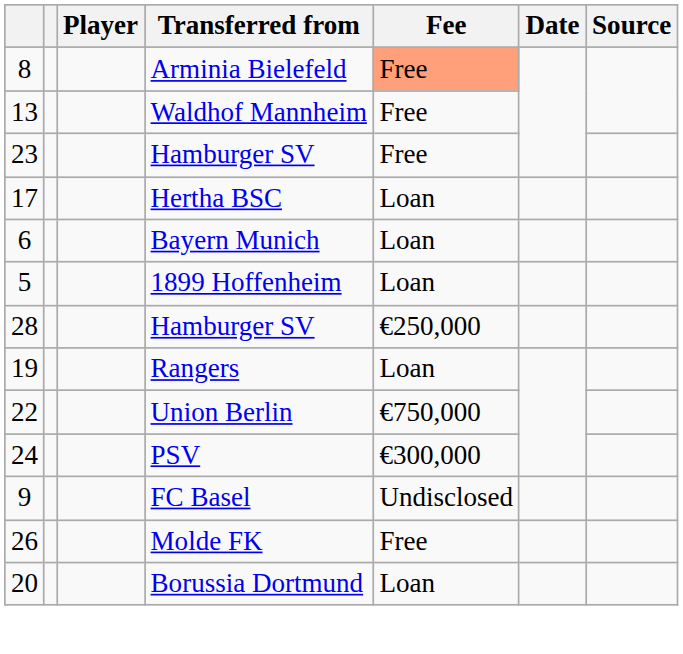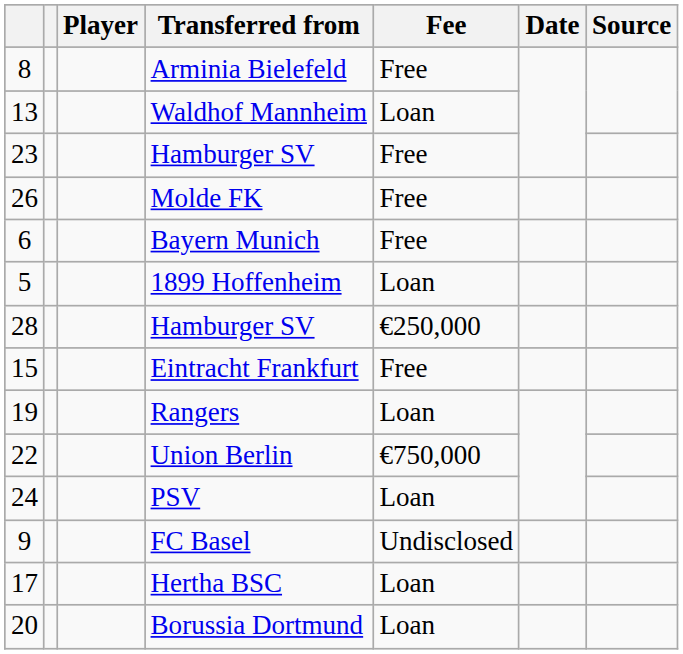(403, 68) lightsalmon background -> (403, 68) no background
(403, 111) Free -> (407, 111) Loan
rows swapped: (25, 197) <-> (25, 540)
(407, 240) Loan -> (403, 240) Free
+ row: (25, 369)
(430, 454) €300,000 -> (407, 497) Loan
